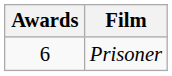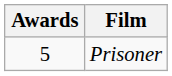(45, 53) 6 -> (45, 53) 5
